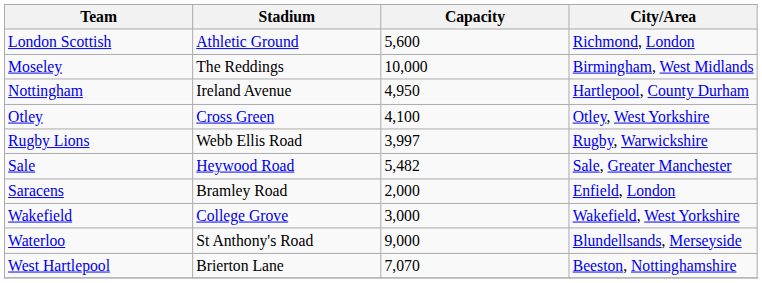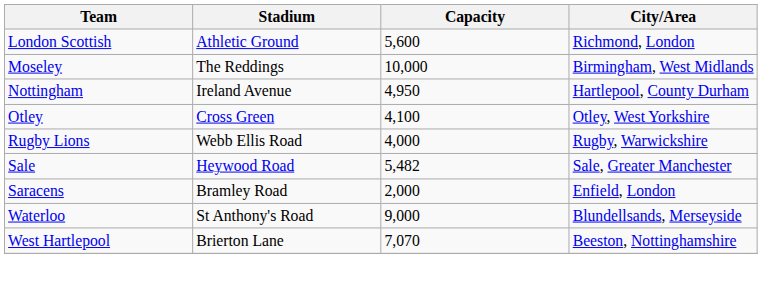(402, 141) 3,997 -> (402, 141) 4,000
- row: (40, 215)
